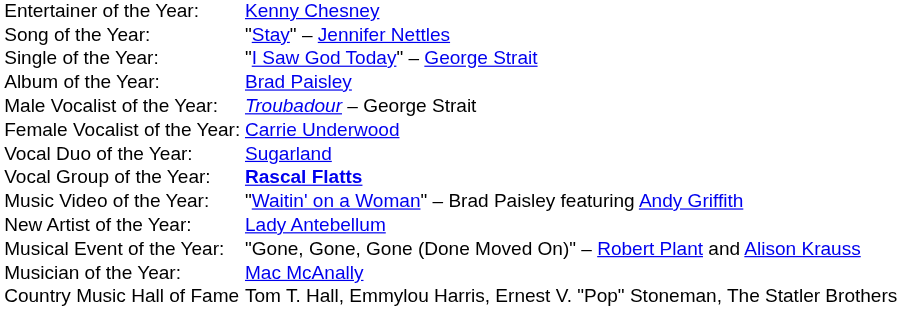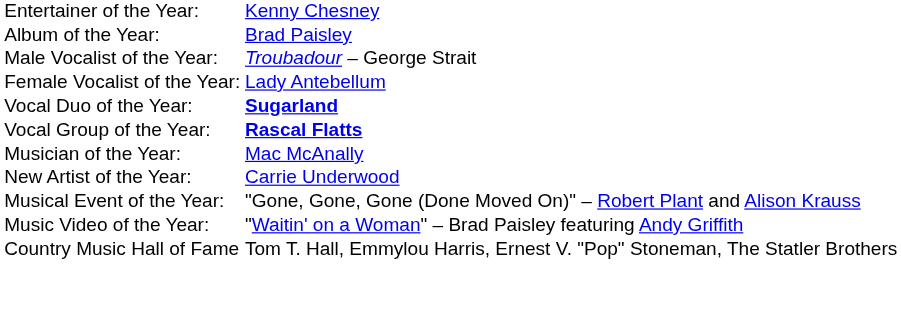- row: (77, 34)
- row: (81, 58)
(322, 129) Carrie Underwood -> (315, 82) Lady Antebellum
(288, 153) normal -> (292, 106) bold
rows swapped: (93, 272) <-> (107, 201)
(315, 225) Lady Antebellum -> (322, 177) Carrie Underwood
